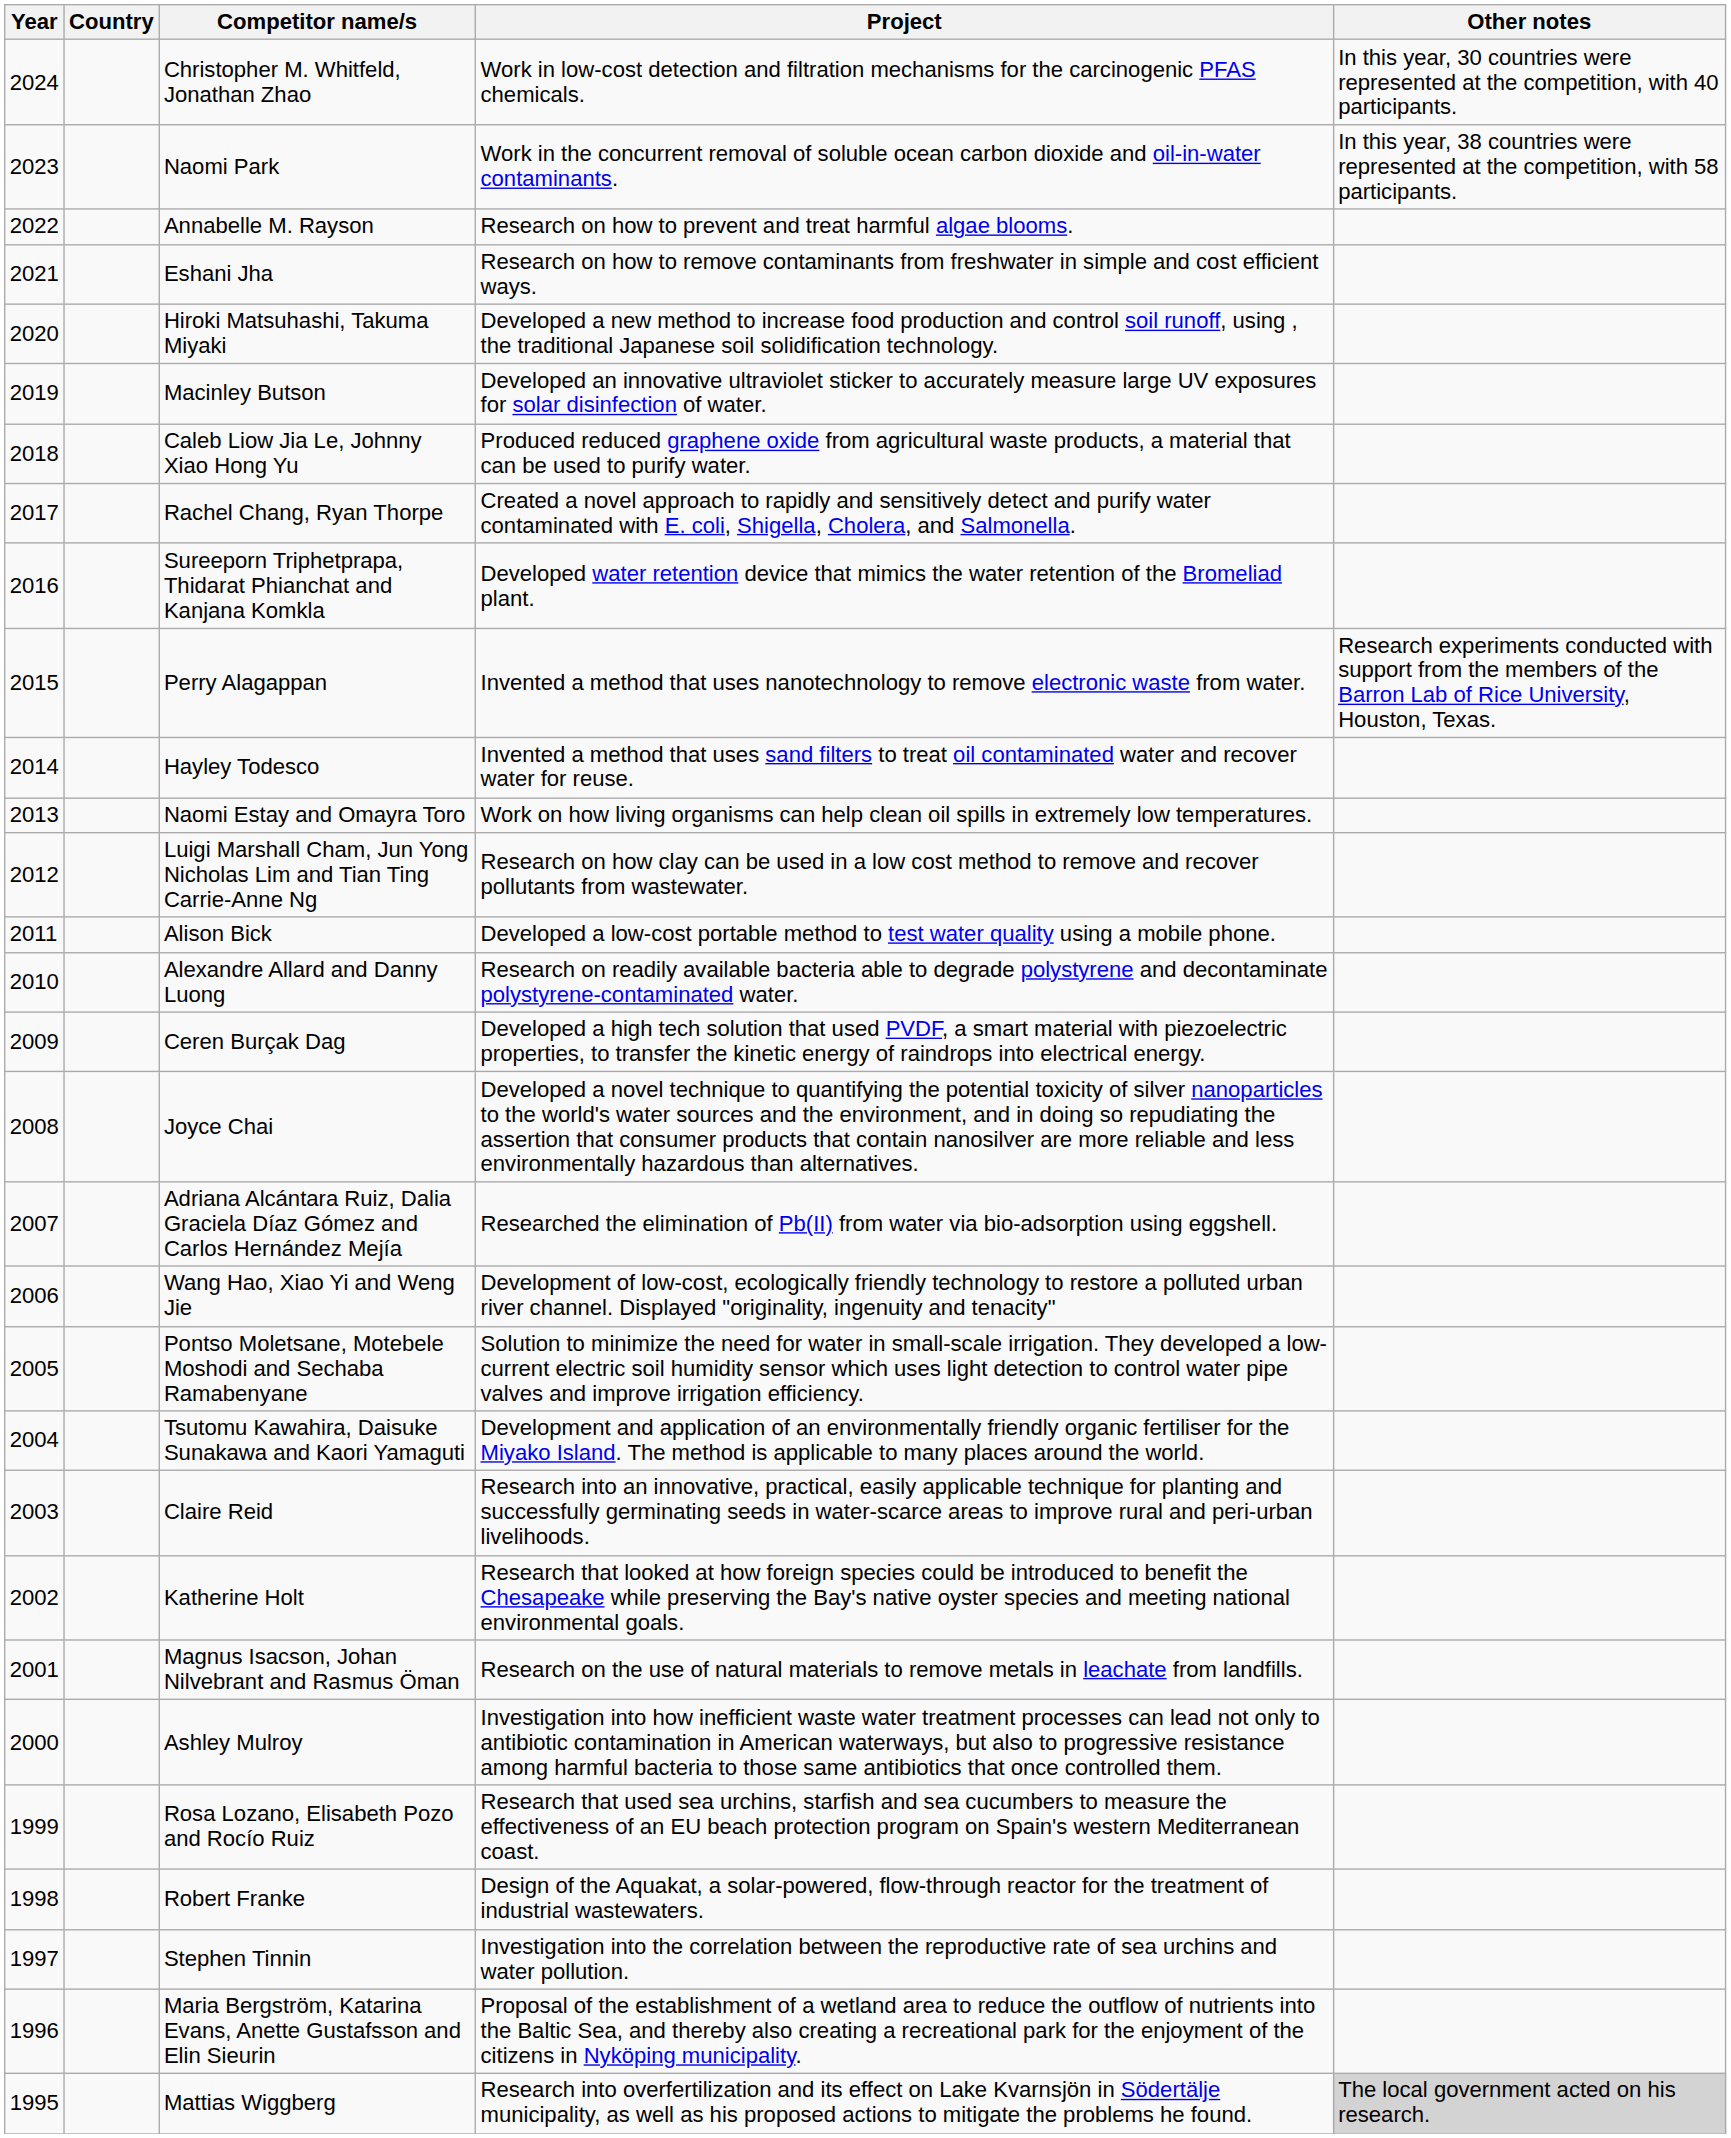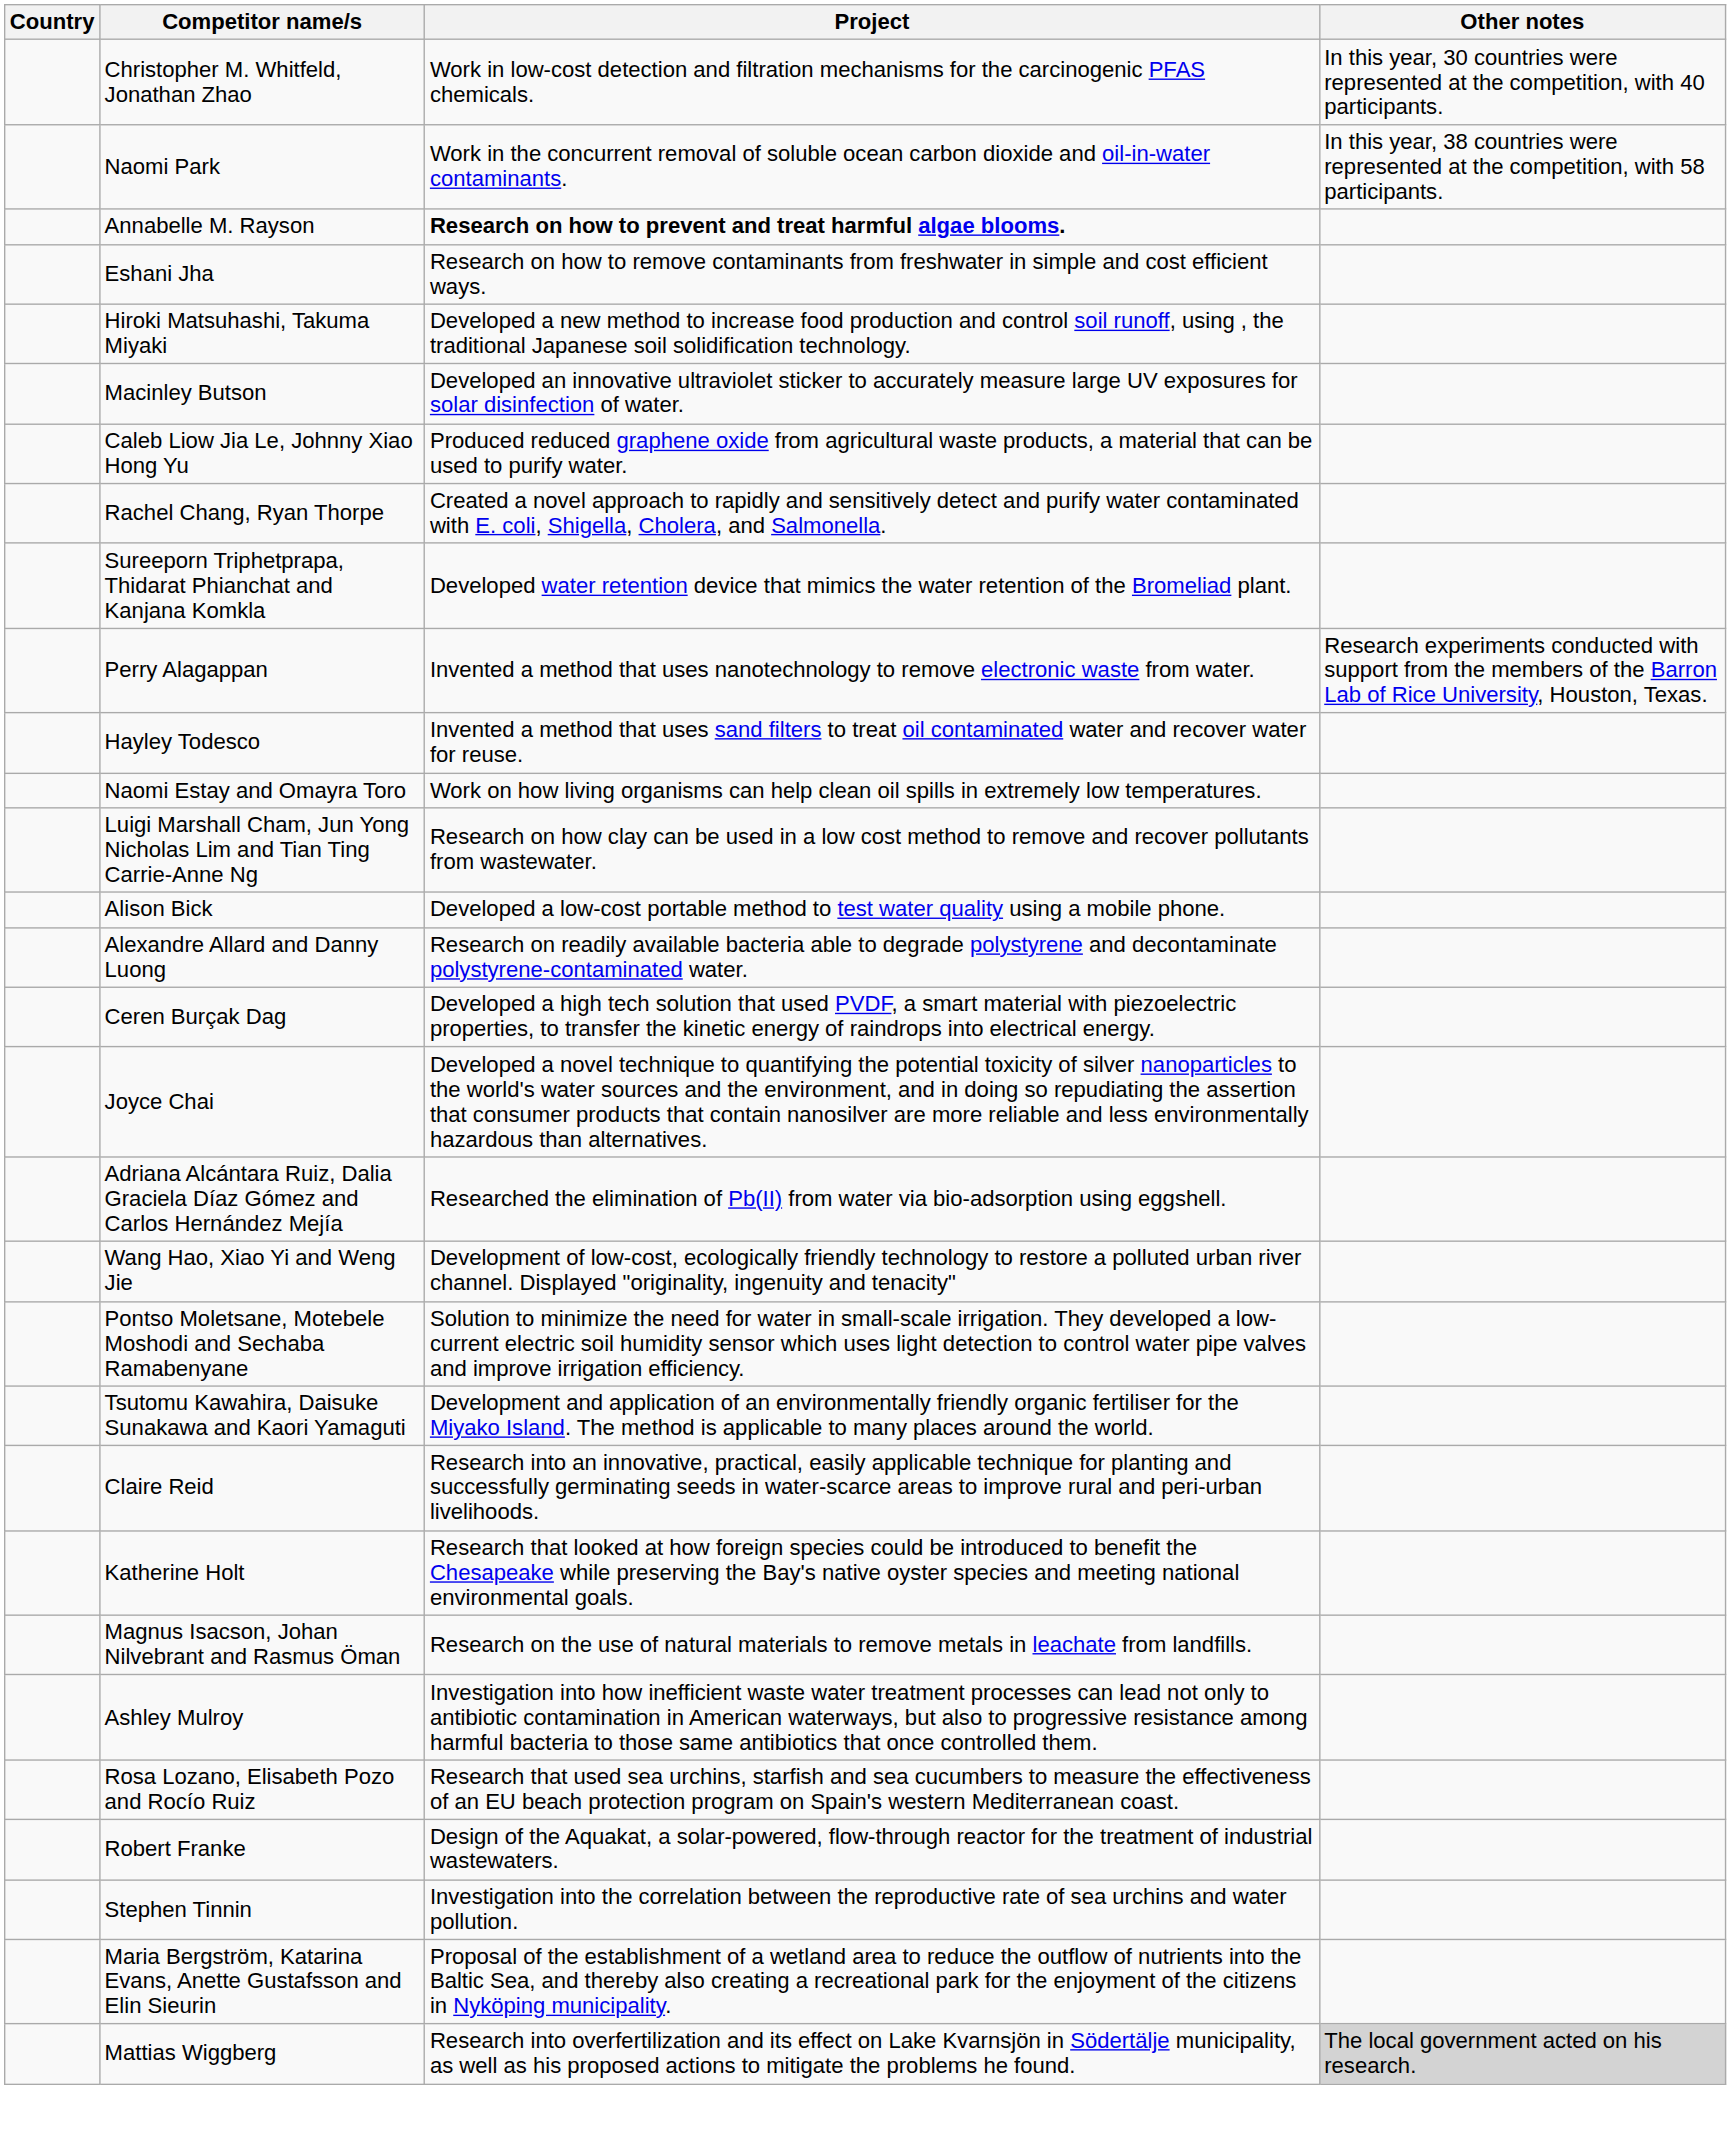- column: (34, 22)
(777, 226) normal -> (748, 226) bold
